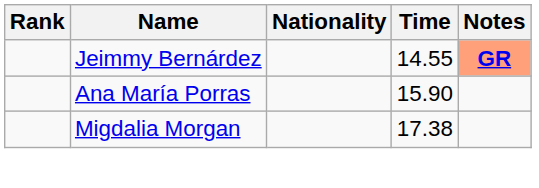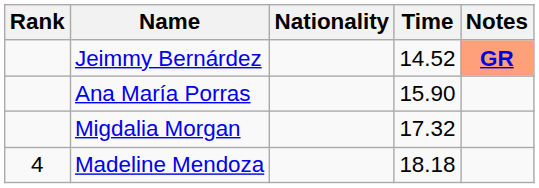(425, 57) 14.55 -> (427, 57) 14.52
(425, 128) 17.38 -> (427, 128) 17.32
+ row: (170, 164)
